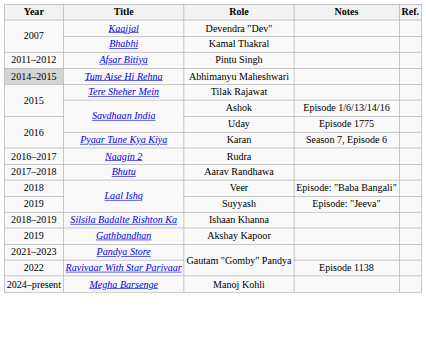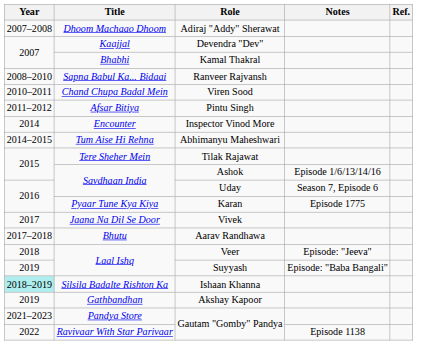+ row: (115, 28)
+ row: (115, 76)
+ row: (115, 92)
+ row: (115, 124)
(34, 76) lightgrey background -> (29, 140) no background
(346, 124) Episode 1775 -> (338, 188) Season 7, Episode 6
(346, 140) Season 7, Episode 6 -> (338, 204) Episode 1775
- row: (124, 156)
+ row: (115, 220)
(346, 188) Episode: "Baba Bangali" -> (338, 252) Episode: "Jeeva"
(346, 204) Episode: "Jeeva" -> (338, 268) Episode: "Baba Bangali"
(34, 220) no background -> (29, 284) paleturquoise background
- row: (124, 284)
